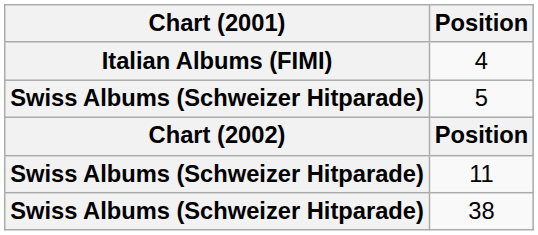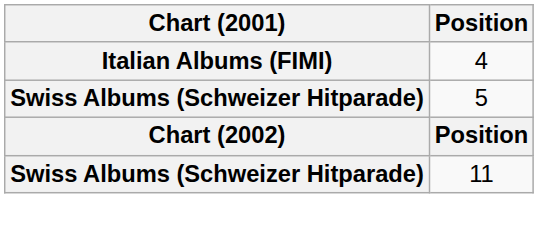- row: (481, 211)
